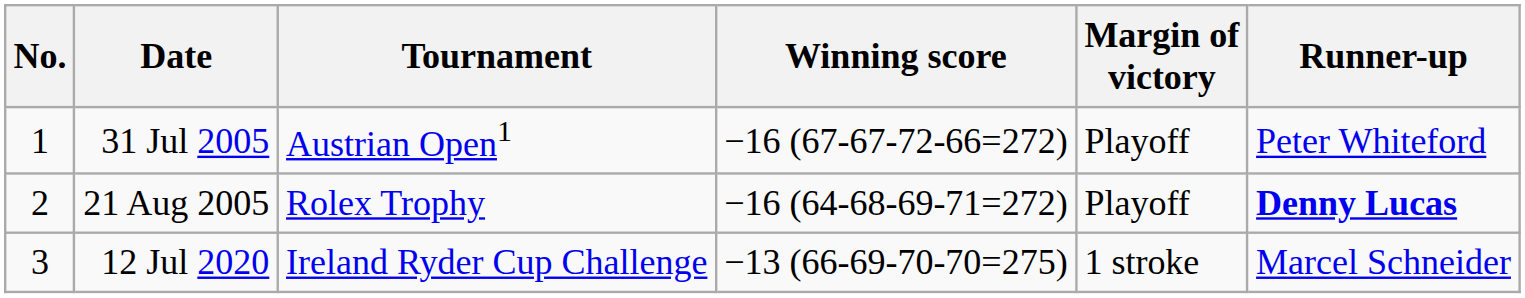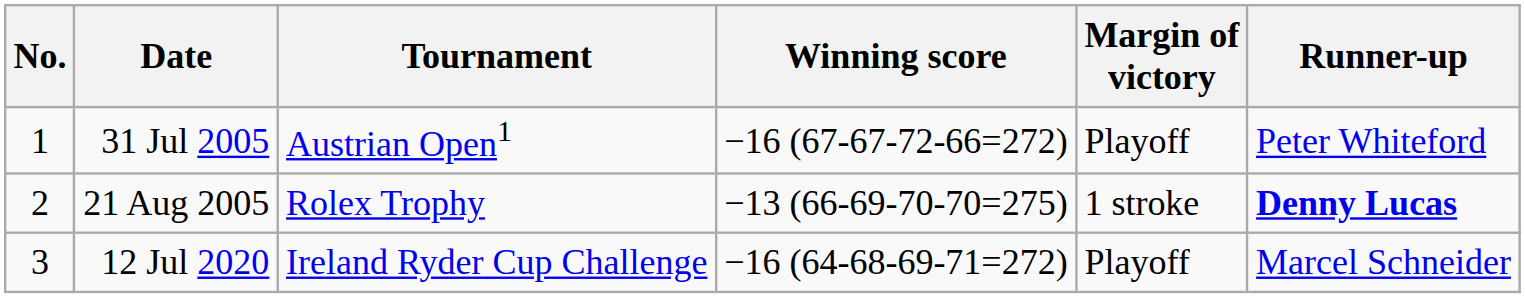(896, 203) −16 (64-68-69-71=272) -> (896, 203) −13 (66-69-70-70=275)
(1137, 203) Playoff -> (1142, 203) 1 stroke
(896, 262) −13 (66-69-70-70=275) -> (896, 262) −16 (64-68-69-71=272)
(1142, 262) 1 stroke -> (1137, 262) Playoff
